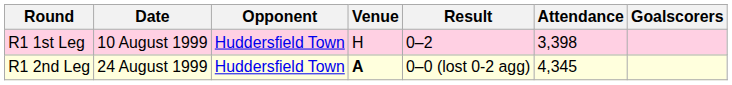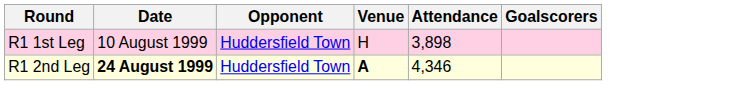- column: (468, 17)
(557, 42) 3,398 -> (431, 42) 3,898
(152, 67) normal -> (155, 67) bold
(557, 67) 4,345 -> (431, 67) 4,346
